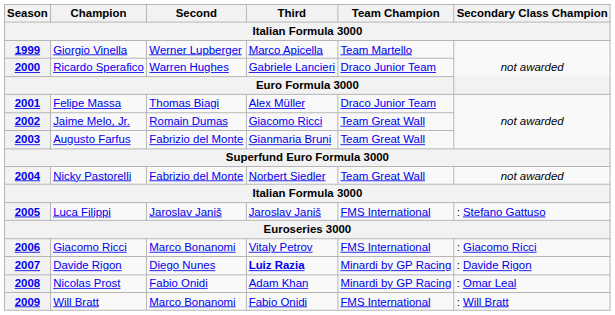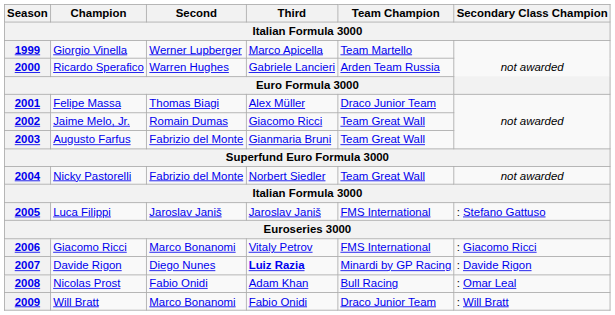(388, 67) Draco Junior Team -> (390, 67) Arden Team Russia
(396, 283) Minardi by GP Racing -> (369, 283) Bull Racing
(385, 301) FMS International -> (388, 301) Draco Junior Team
